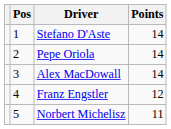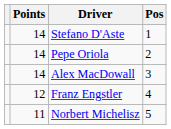columns swapped: (22, 14) <-> (147, 14)
